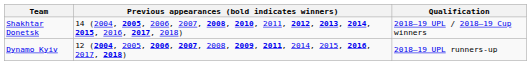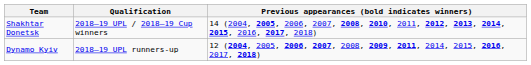columns swapped: (459, 11) <-> (233, 11)
